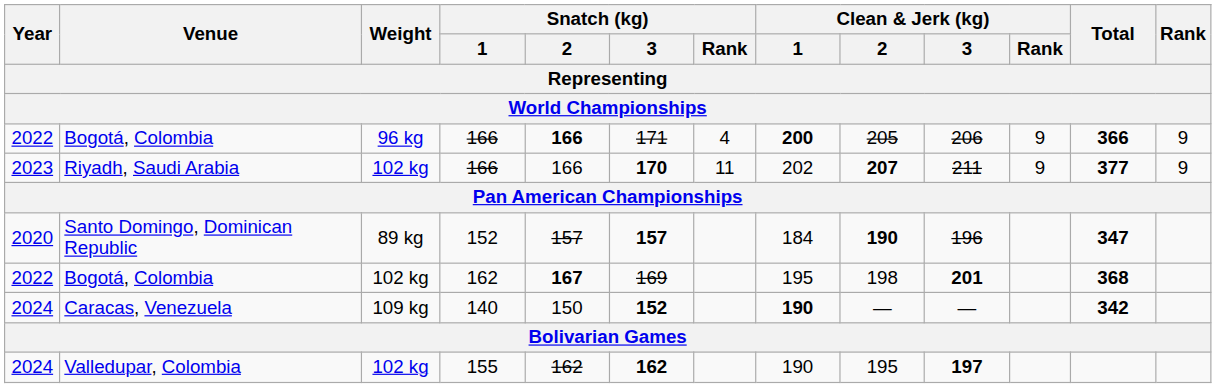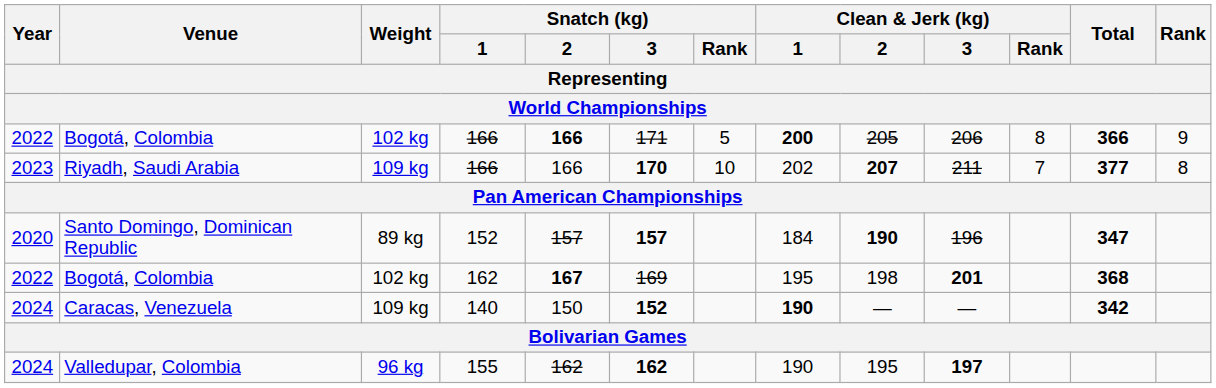(401, 138) 96 kg -> (401, 138) 102 kg
(725, 138) 4 -> (725, 138) 5
(1040, 138) 9 -> (1040, 138) 8
(401, 167) 102 kg -> (401, 167) 109 kg
(725, 167) 11 -> (725, 167) 10
(1040, 167) 9 -> (1040, 167) 7
(1183, 167) 9 -> (1183, 167) 8
(401, 366) 102 kg -> (401, 366) 96 kg
